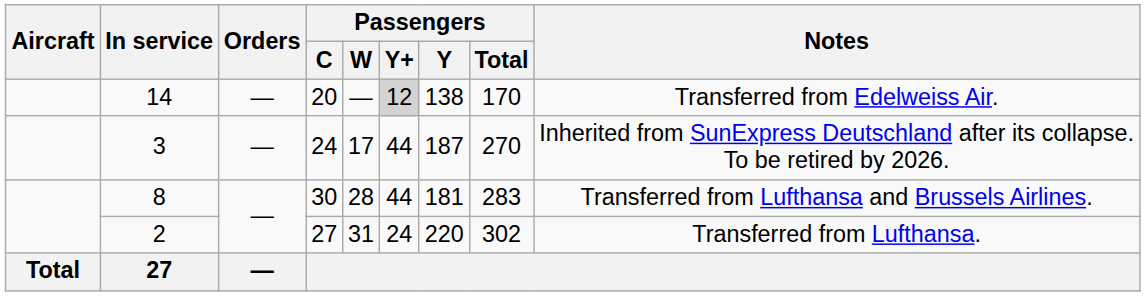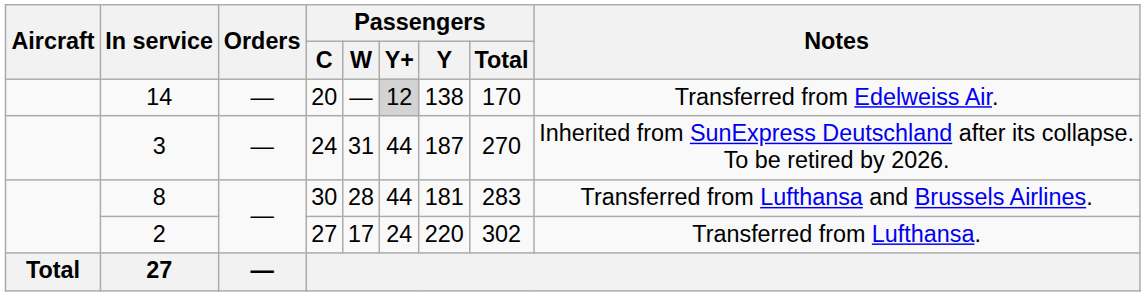(361, 147) 17 -> (361, 147) 31
(361, 234) 31 -> (361, 234) 17
